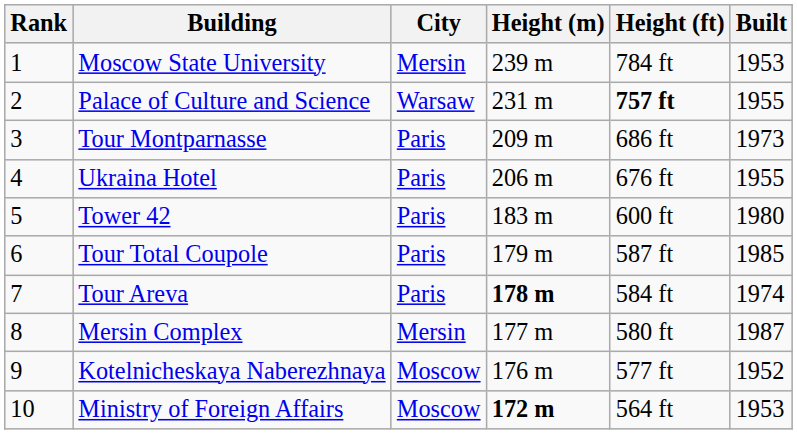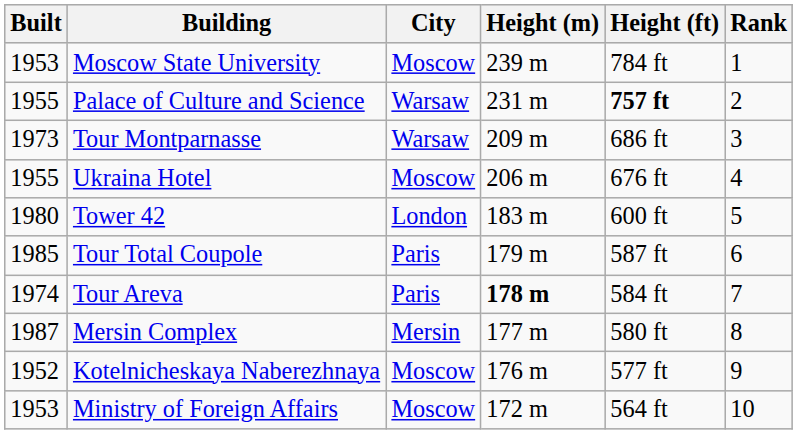columns swapped: (39, 23) <-> (761, 23)
(431, 62) Mersin -> (433, 62) Moscow
(421, 139) Paris -> (430, 139) Warsaw
(421, 178) Paris -> (433, 178) Moscow
(421, 216) Paris -> (429, 216) London
(523, 409) bold -> (517, 409) normal
